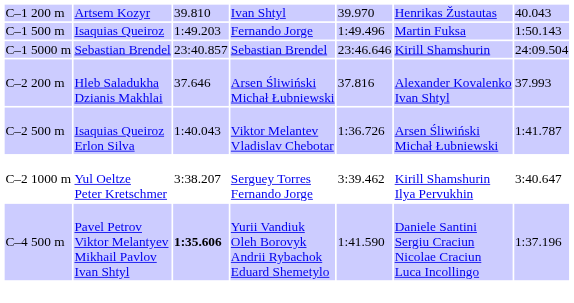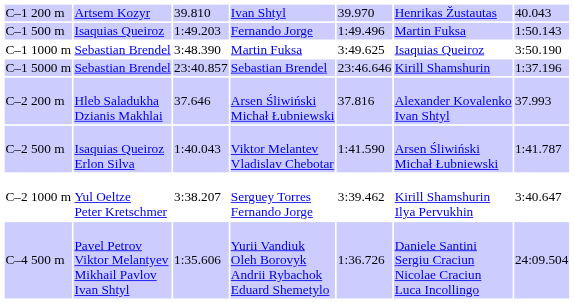+ row: (38, 49)
(542, 49) 24:09.504 -> (538, 67) 1:37.196
(361, 130) 1:36.726 -> (361, 149) 1:41.590
(198, 242) bold -> (197, 260) normal
(361, 242) 1:41.590 -> (361, 260) 1:36.726
(538, 242) 1:37.196 -> (542, 260) 24:09.504
